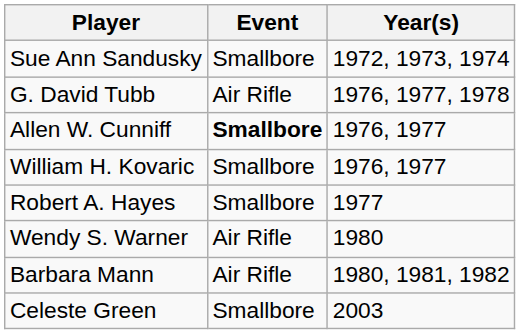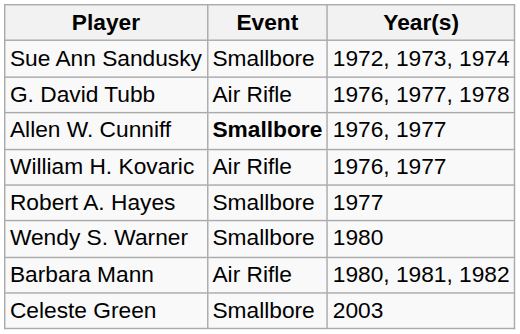(264, 166) Smallbore -> (252, 166) Air Rifle
(252, 238) Air Rifle -> (264, 238) Smallbore
